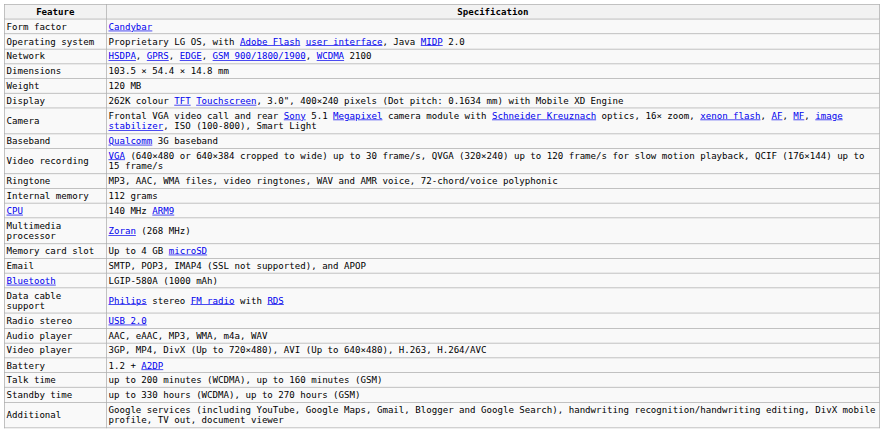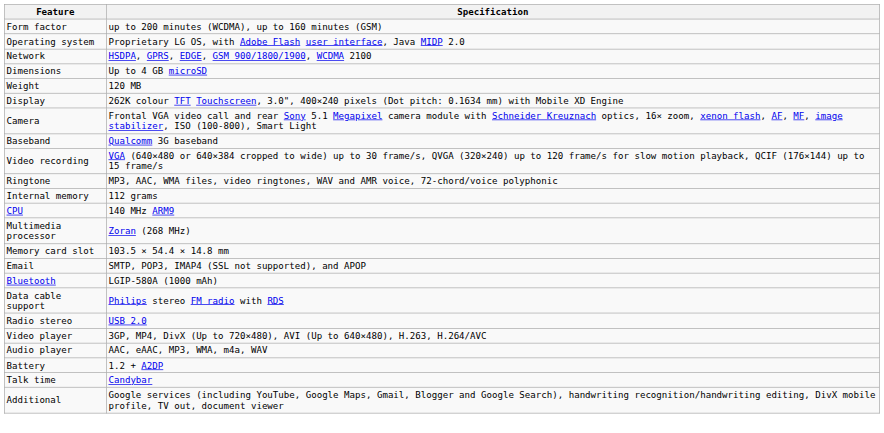(130, 27) Candybar -> (245, 27) up to 200 minutes (WCDMA), up to 160 minutes (GSM)
(169, 71) 103.5 × 54.4 × 14.8 mm -> (158, 71) Up to 4 GB microSD
(158, 251) Up to 4 GB microSD -> (169, 251) 103.5 × 54.4 × 14.8 mm
rows swapped: (39, 336) <-> (39, 350)
(245, 380) up to 200 minutes (WCDMA), up to 160 minutes (GSM) -> (130, 380) Candybar
- row: (39, 395)
